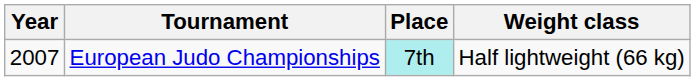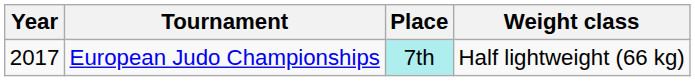(35, 57) 2007 -> (35, 57) 2017
